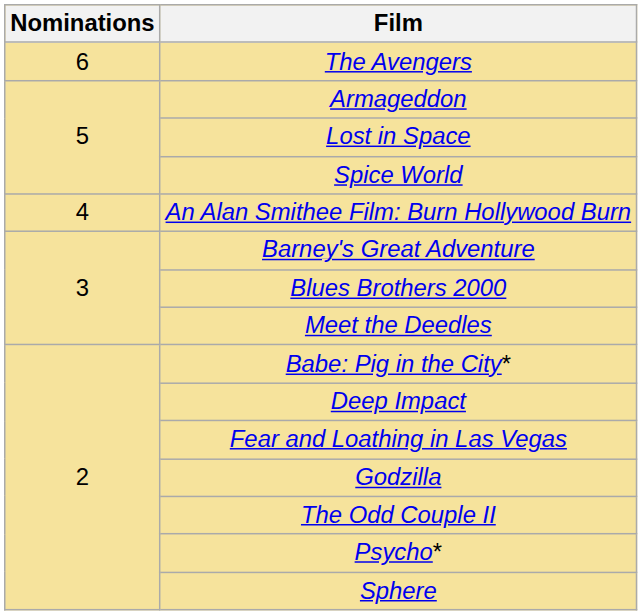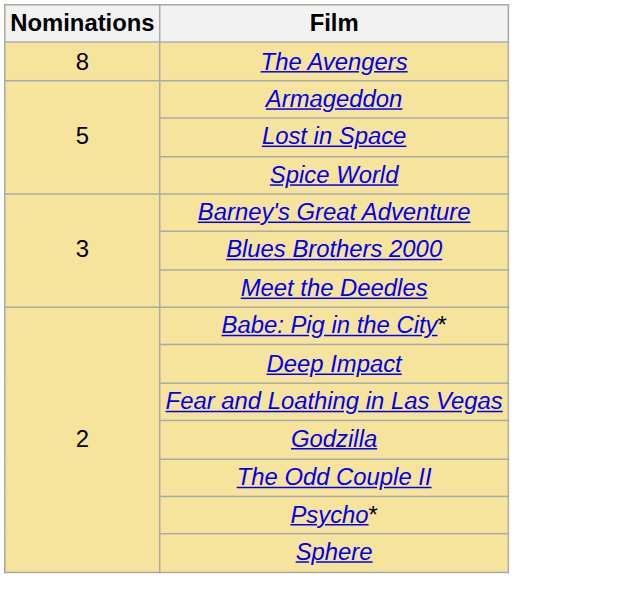(82, 61) 6 -> (82, 61) 8
- row: (398, 212)
